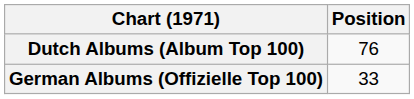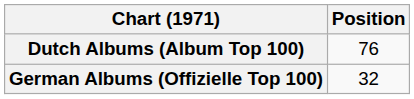(369, 78) 33 -> (369, 78) 32
